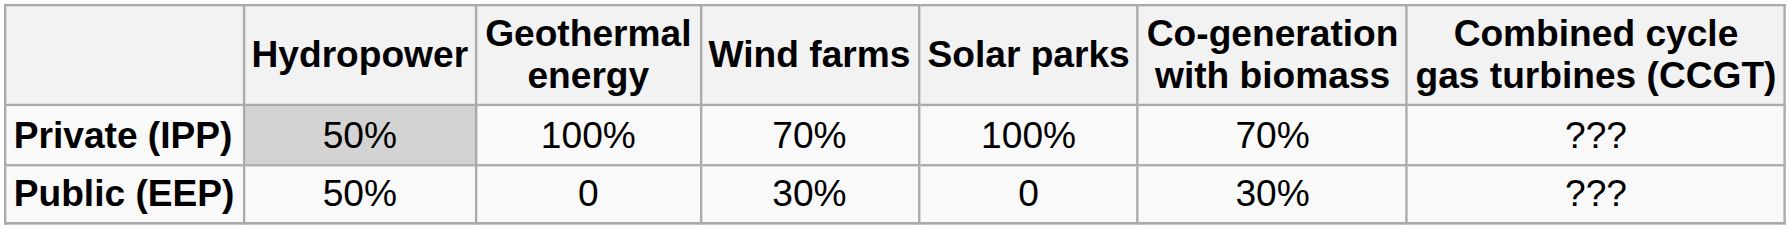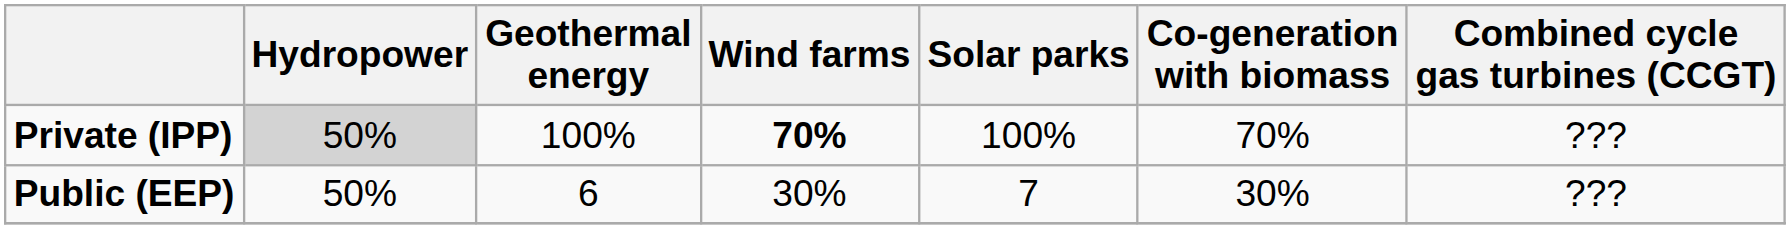(809, 134) normal -> (809, 134) bold
(588, 193) 0 -> (588, 193) 6
(1029, 193) 0 -> (1029, 193) 7
